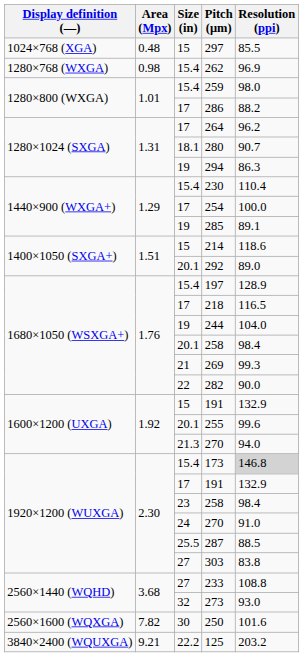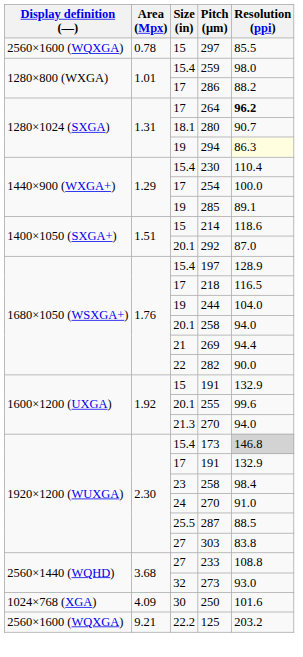(52, 48) 1024×768 (XGA) -> (65, 48) 2560×1600 (WQXGA)
(149, 48) 0.48 -> (145, 48) 0.78
- row: (188, 68)
(249, 127) normal -> (245, 107) bold
(249, 166) no background -> (245, 147) lightyellow background
(249, 265) 89.0 -> (245, 246) 87.0
(249, 345) 98.4 -> (245, 325) 94.0
(249, 364) 99.3 -> (245, 345) 94.4
(65, 622) 2560×1600 (WQXGA) -> (52, 602) 1024×768 (XGA)
(149, 622) 7.82 -> (145, 602) 4.09
(70, 642) 3840×2400 (WQUXGA) -> (65, 622) 2560×1600 (WQXGA)
